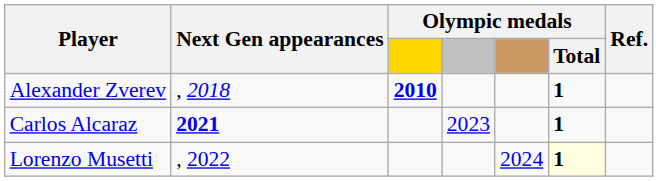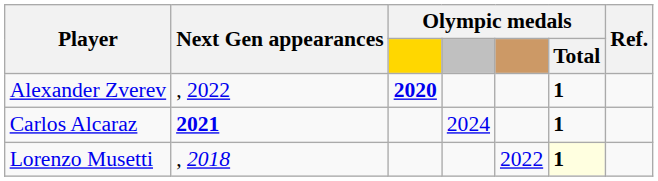(203, 90) , 2018 -> (203, 90) , 2022
(415, 90) 2010 -> (415, 90) 2020
(468, 124) 2023 -> (468, 124) 2024
(203, 158) , 2022 -> (203, 158) , 2018
(522, 158) 2024 -> (522, 158) 2022
